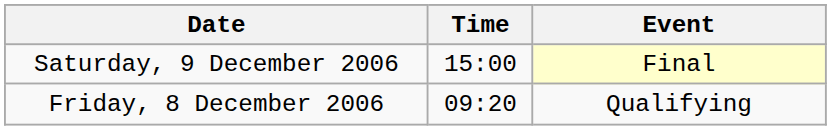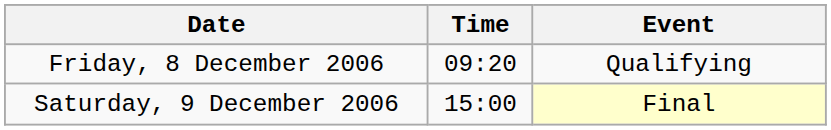rows swapped: (216, 104) <-> (216, 64)
